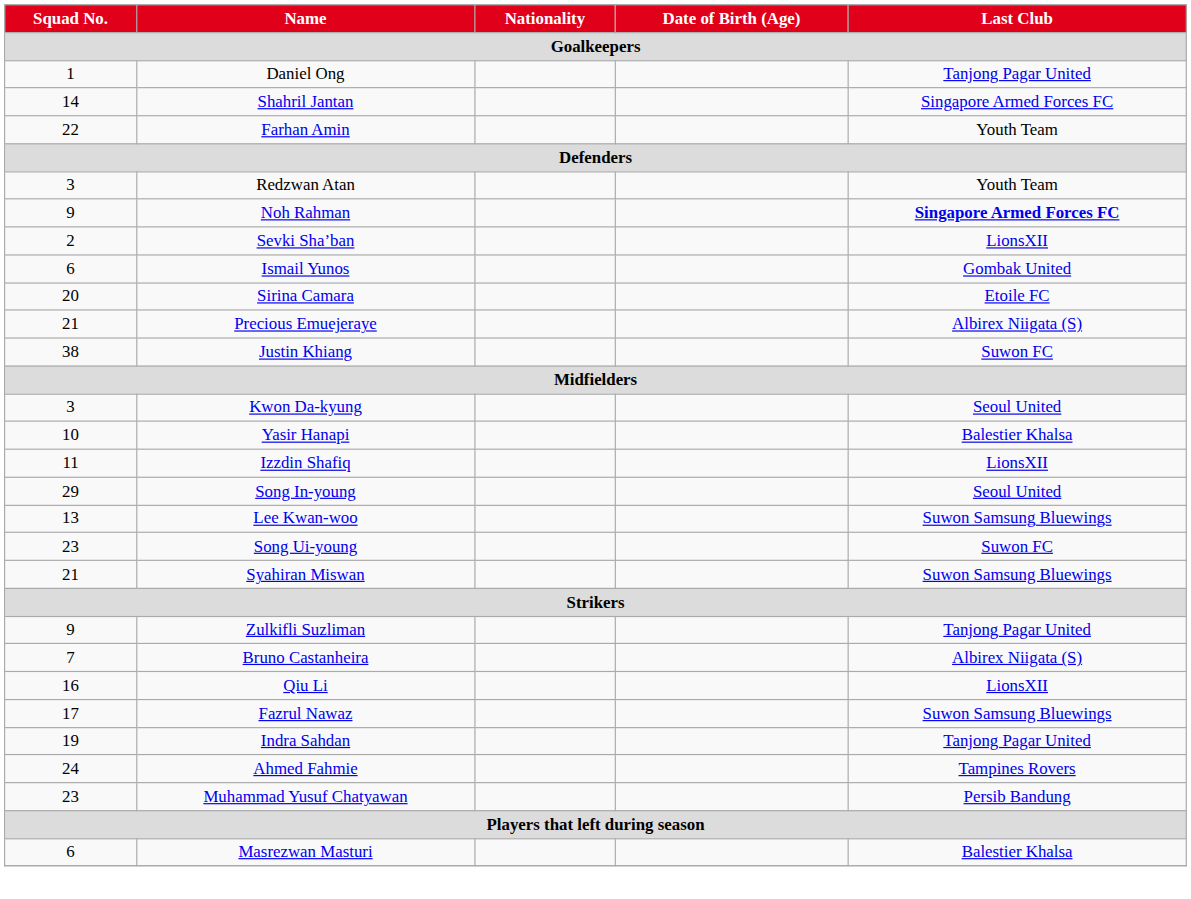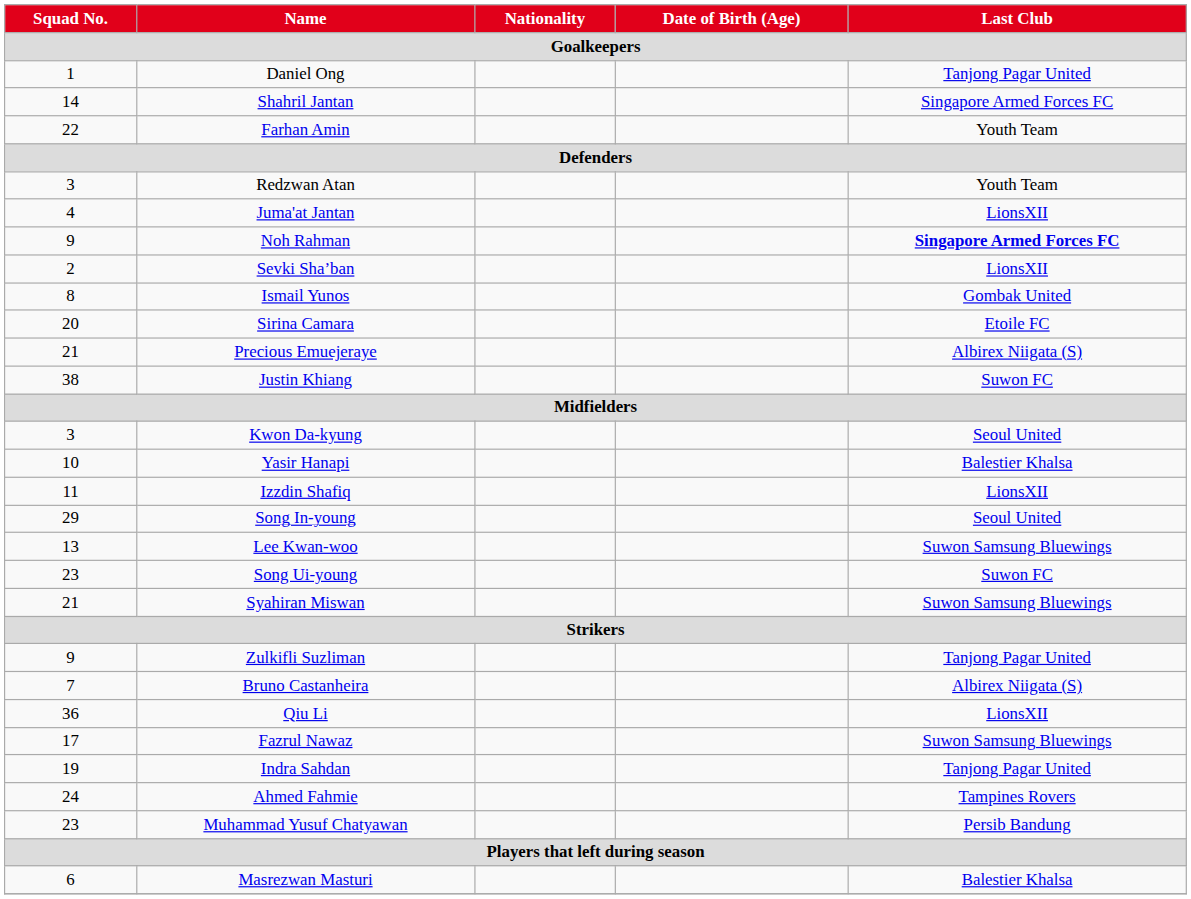+ row: (305, 213)
(71, 268) 6 -> (71, 296) 8
(71, 685) 16 -> (71, 713) 36
